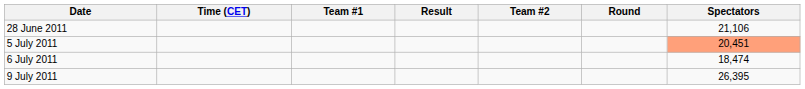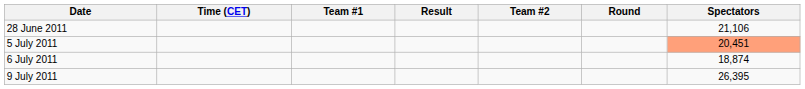(734, 60) 18,474 -> (734, 60) 18,874
